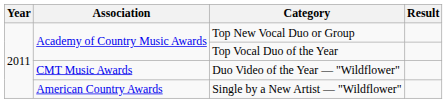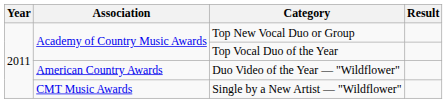(84, 70) CMT Music Awards -> (99, 70) American Country Awards
(99, 88) American Country Awards -> (84, 88) CMT Music Awards
